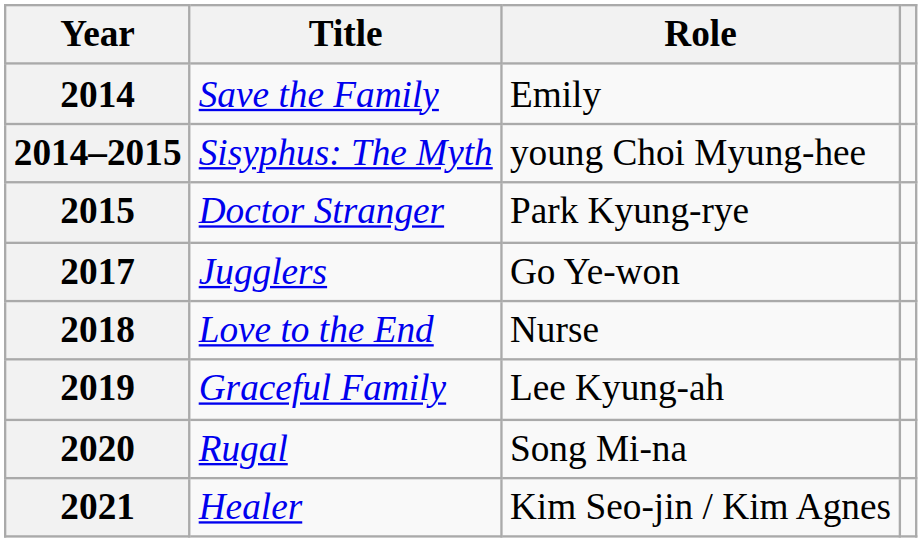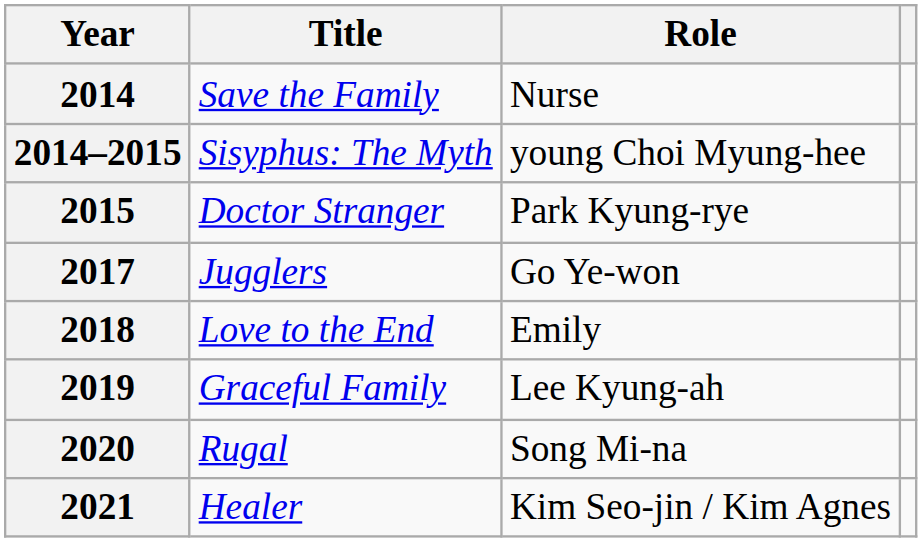(556, 93) Emily -> (554, 93) Nurse
(554, 329) Nurse -> (556, 329) Emily
